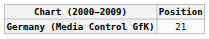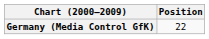(181, 27) 21 -> (181, 27) 22
